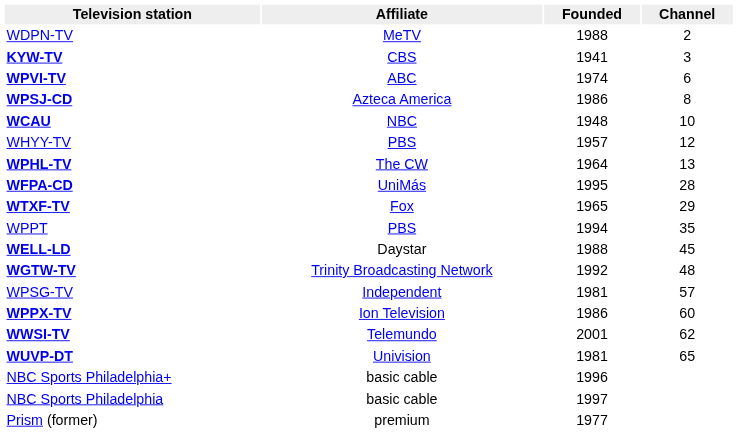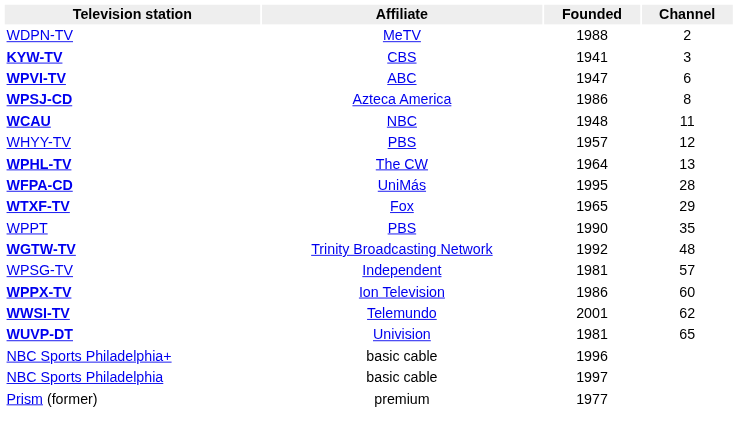(592, 78) 1974 -> (592, 78) 1947
(687, 121) 10 -> (687, 121) 11
(592, 228) 1994 -> (592, 228) 1990
- row: (39, 249)
